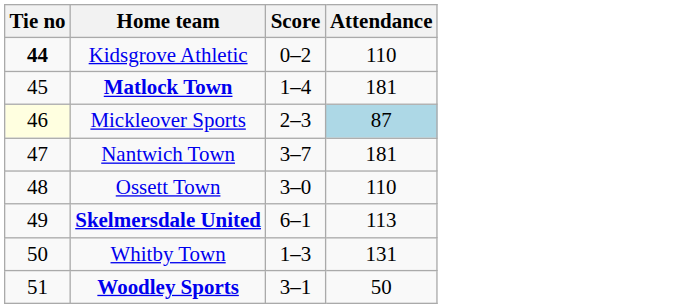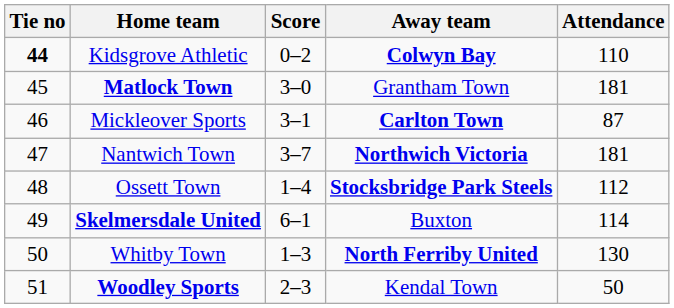+ column: (441, 21)
(295, 87) 1–4 -> (295, 87) 3–0
(38, 120) lightyellow background -> (38, 120) no background
(295, 120) 2–3 -> (295, 120) 3–1
(381, 120) lightblue background -> (613, 120) no background
(295, 187) 3–0 -> (295, 187) 1–4
(381, 187) 110 -> (613, 187) 112
(381, 220) 113 -> (613, 220) 114
(381, 253) 131 -> (613, 253) 130
(295, 287) 3–1 -> (295, 287) 2–3
